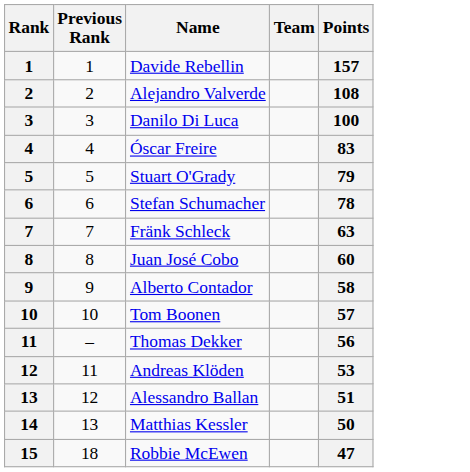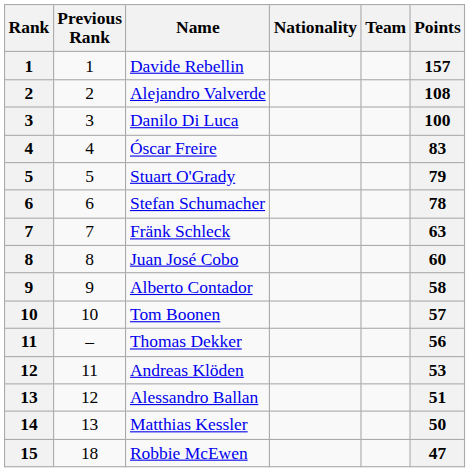+ column: (315, 28)
